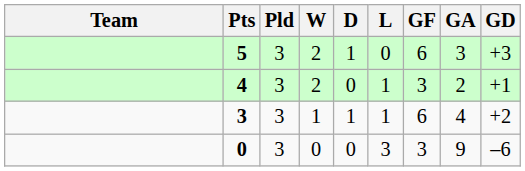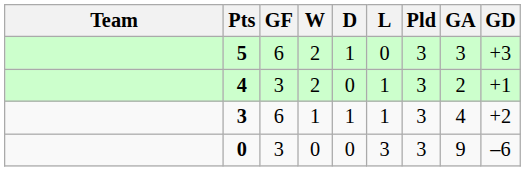columns swapped: (279, 20) <-> (422, 20)
